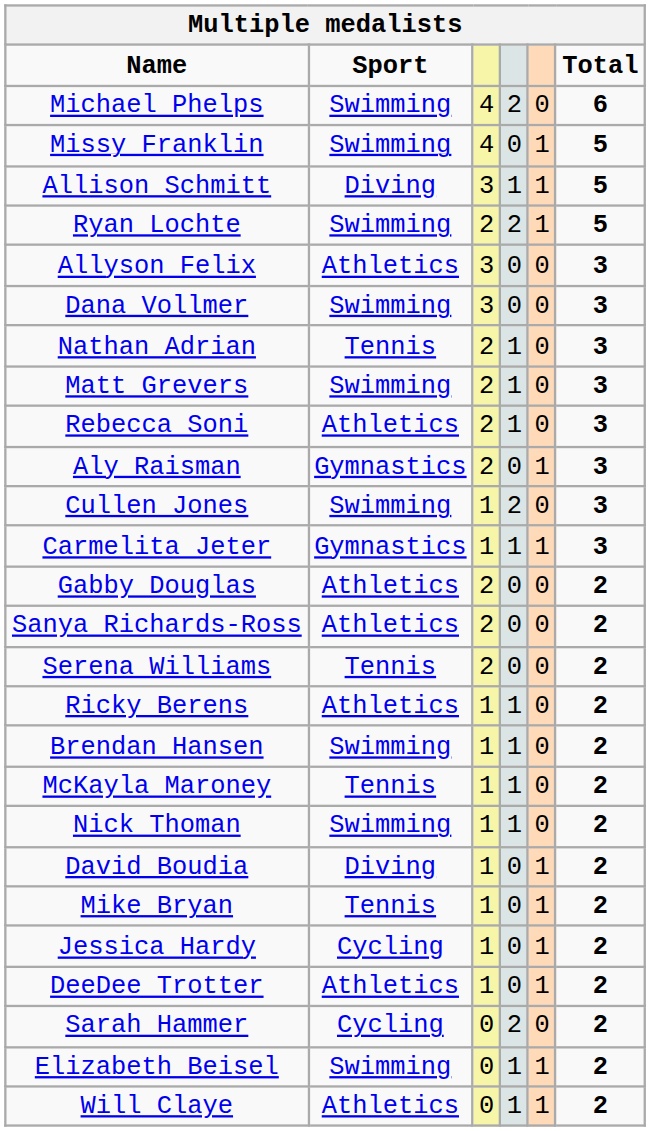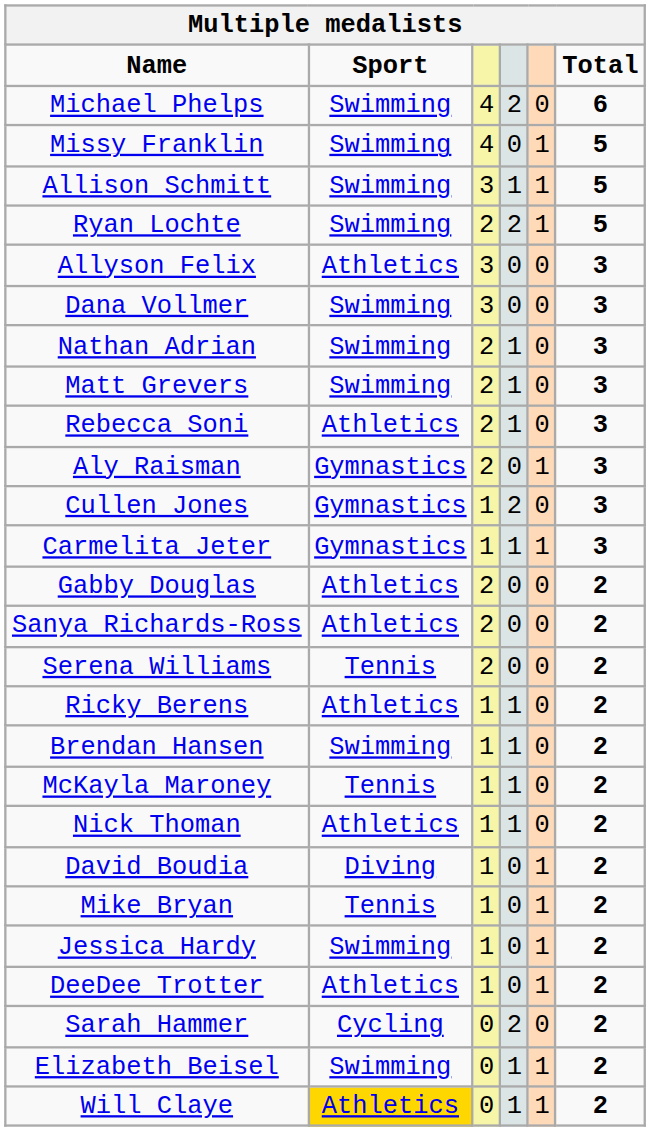(390, 186) Diving -> (390, 186) Swimming
(390, 346) Tennis -> (390, 346) Swimming
(390, 506) Swimming -> (390, 506) Gymnastics
(390, 826) Swimming -> (390, 826) Athletics
(390, 946) Cycling -> (390, 946) Swimming
(390, 1107) no background -> (390, 1107) gold background
